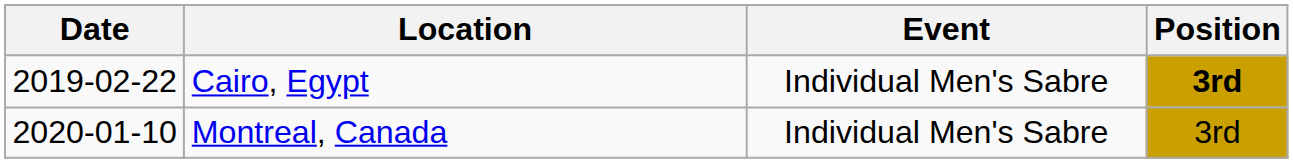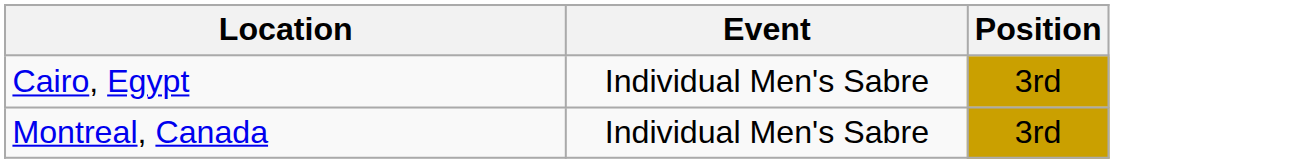- column: (95, 30)
(1217, 81) bold -> (1038, 81) normal
